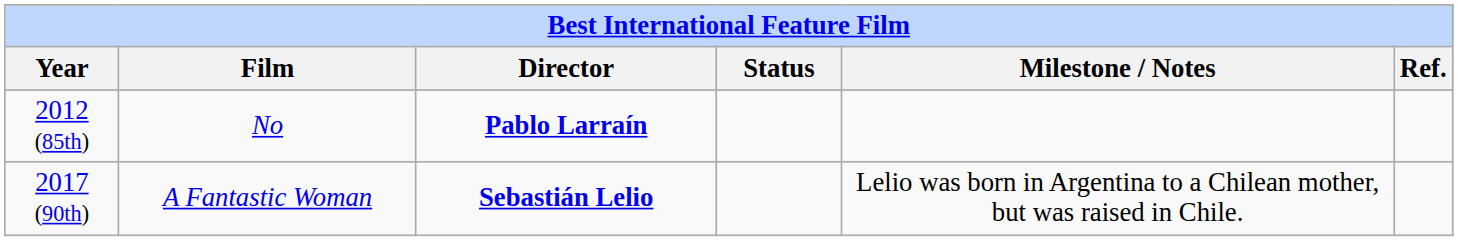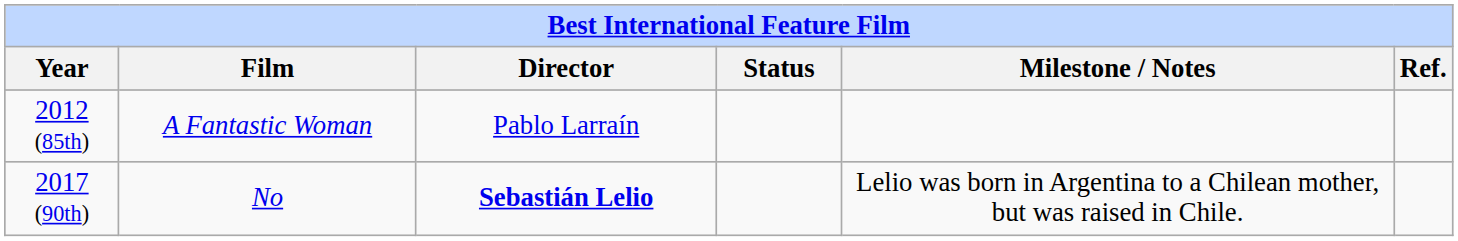(268, 125) No -> (268, 125) A Fantastic Woman
(566, 125) bold -> (566, 125) normal
(268, 197) A Fantastic Woman -> (268, 197) No
